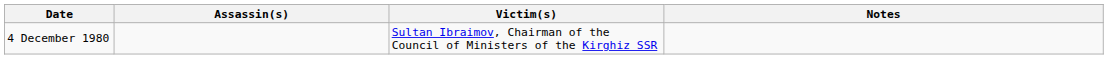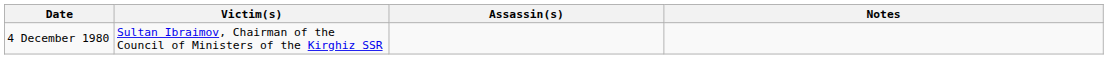columns swapped: (526, 14) <-> (252, 14)
